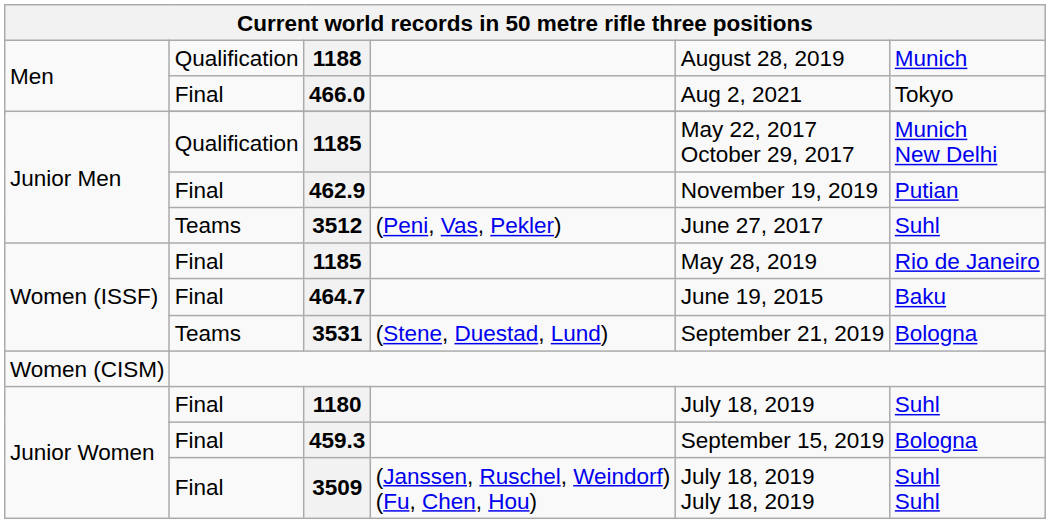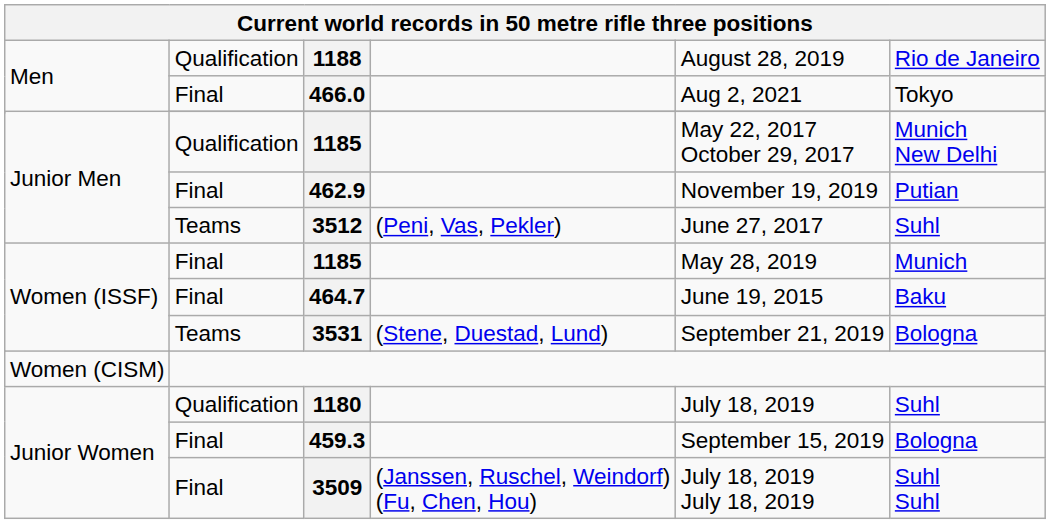(931, 58) Munich -> (967, 58) Rio de Janeiro
(967, 262) Rio de Janeiro -> (931, 262) Munich
(199, 404) Final -> (237, 404) Qualification
